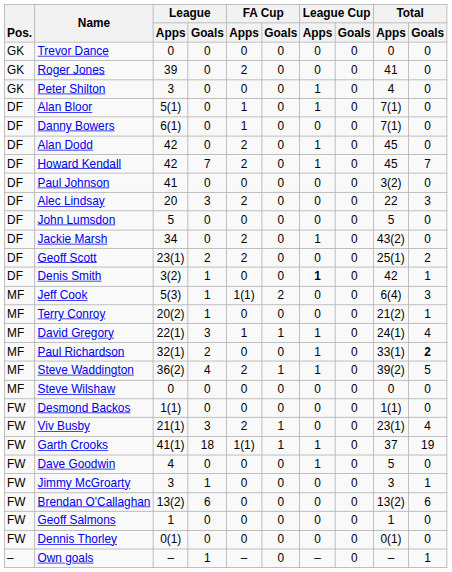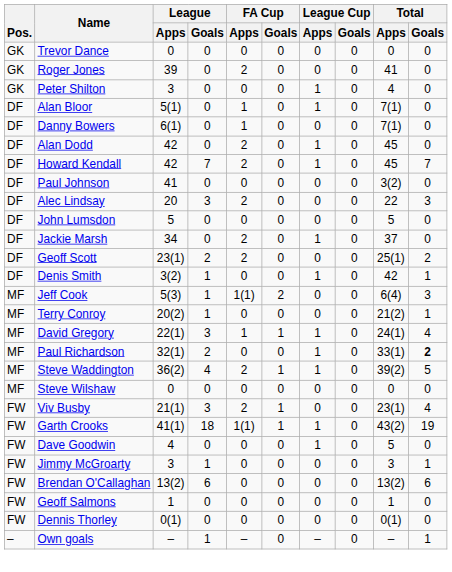(391, 239) 43(2) -> (391, 239) 37
(318, 276) bold -> (318, 276) normal
- row: (84, 408)
(391, 445) 37 -> (391, 426) 43(2)
